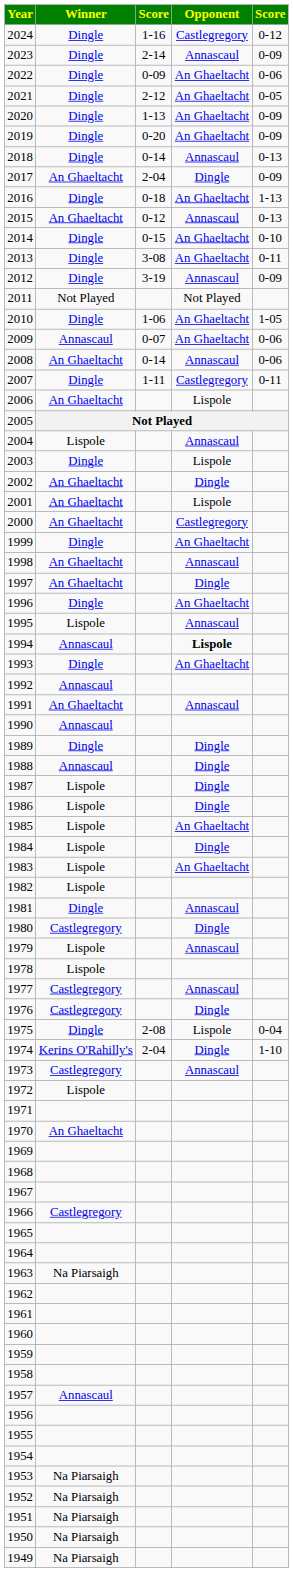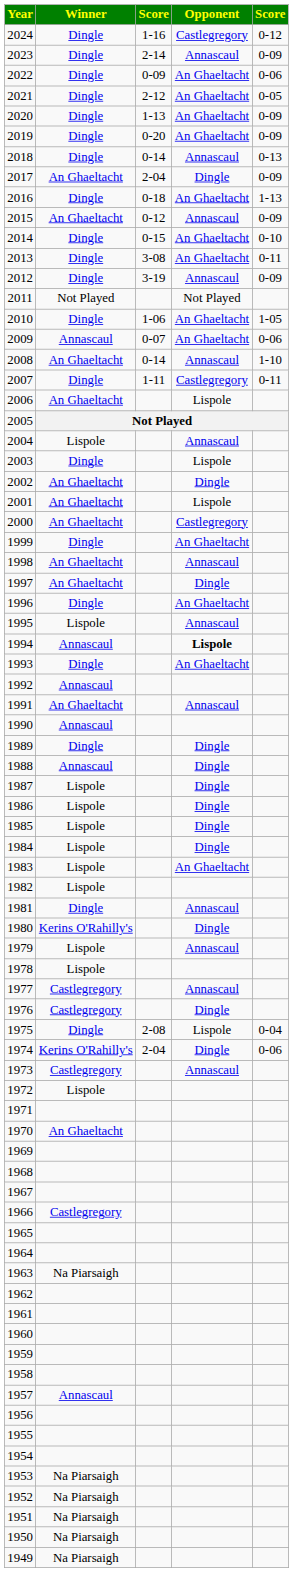(270, 217) 0-13 -> (270, 217) 0-09
(270, 359) 0-06 -> (270, 359) 1-10
(212, 826) An Ghaeltacht -> (212, 826) Dingle
(86, 928) Castlegregory -> (86, 928) Kerins O'Rahilly's
(270, 1049) 1-10 -> (270, 1049) 0-06
